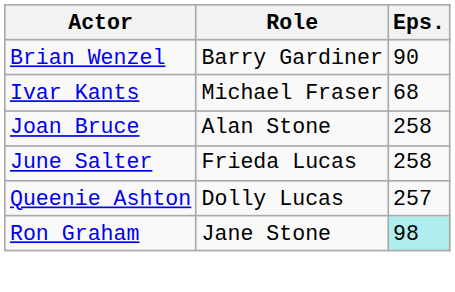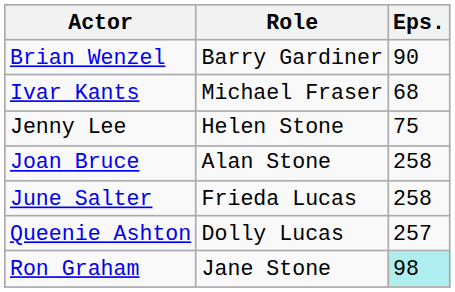+ row: (68, 128)
